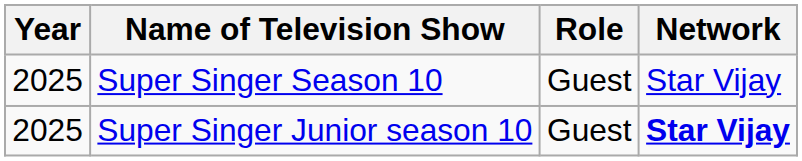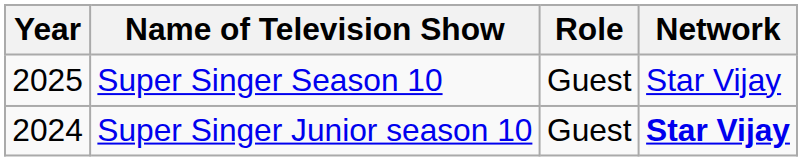(48, 130) 2025 -> (48, 130) 2024
